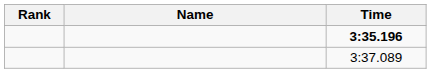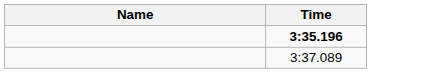- column: (34, 15)
